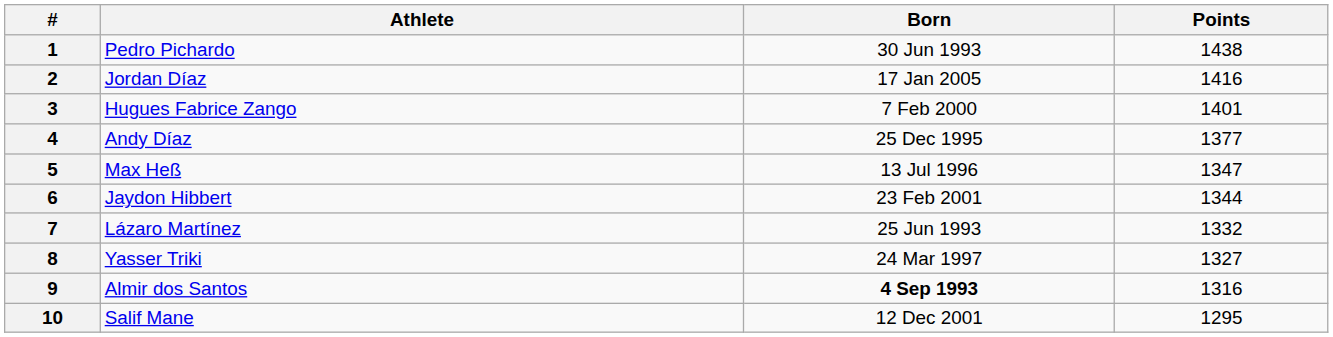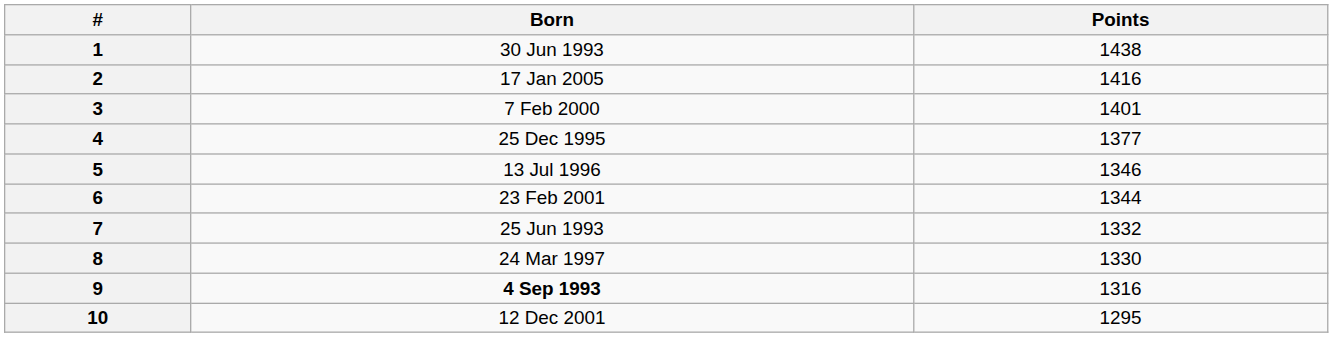- column: (422, 20)
(1221, 169) 1347 -> (1121, 169) 1346
(1221, 258) 1327 -> (1121, 258) 1330
